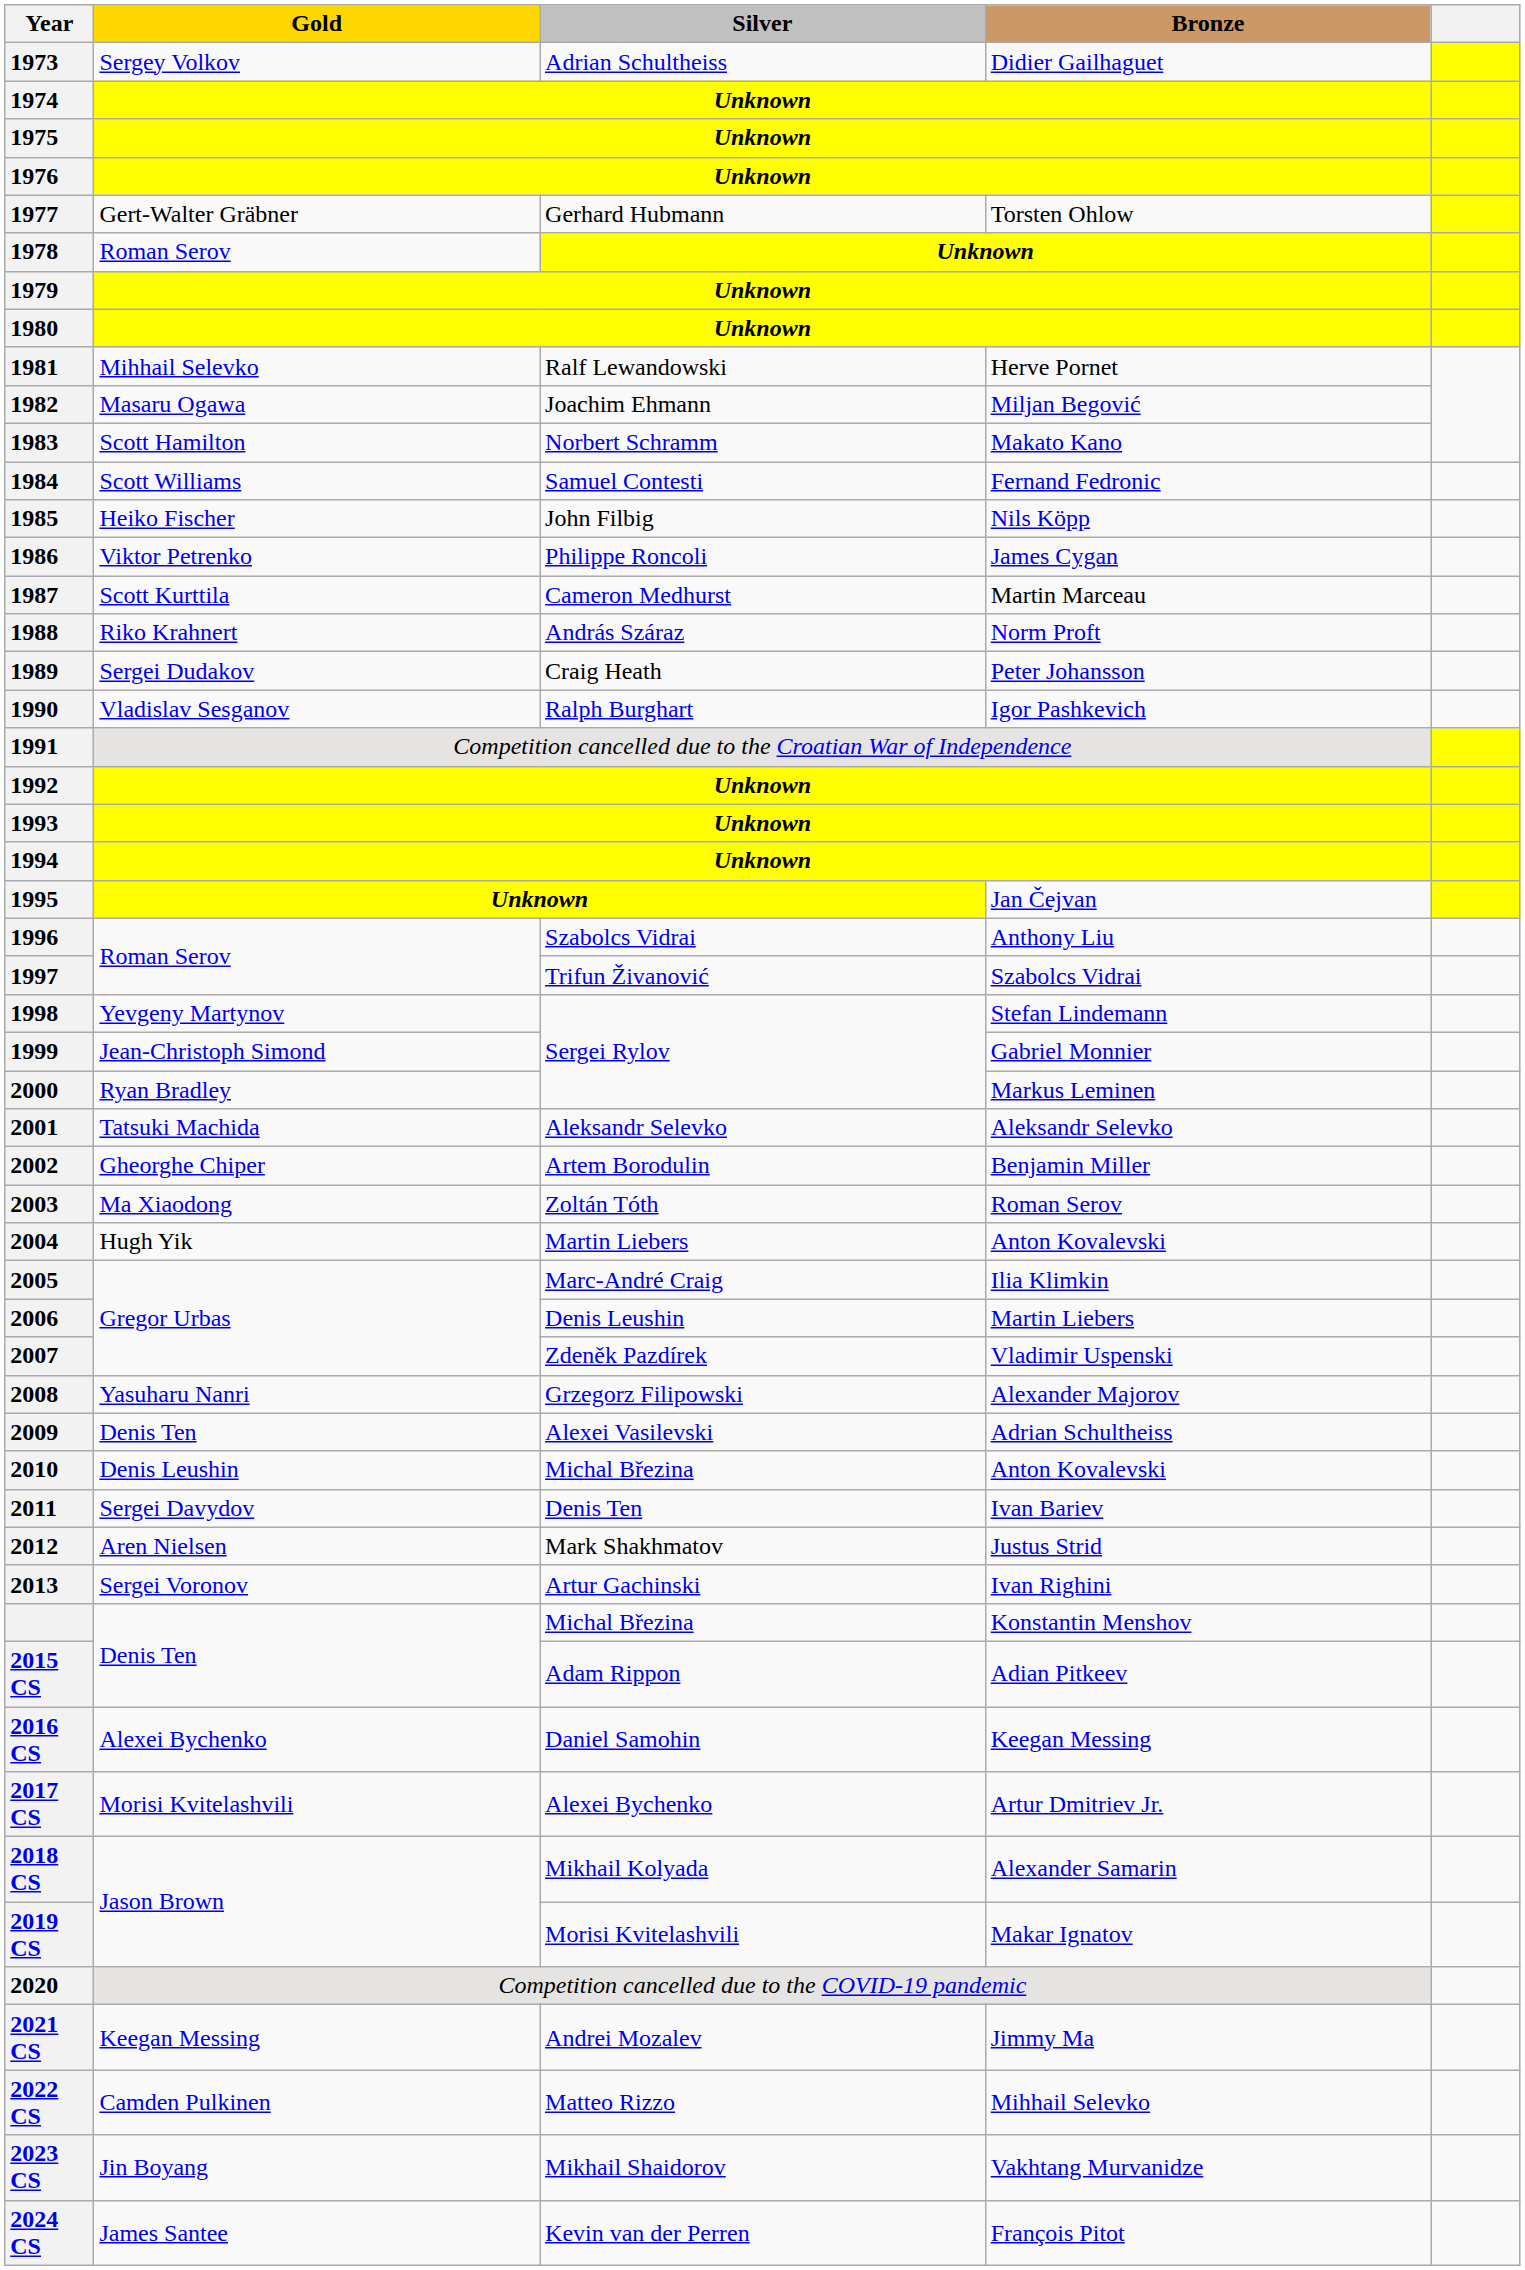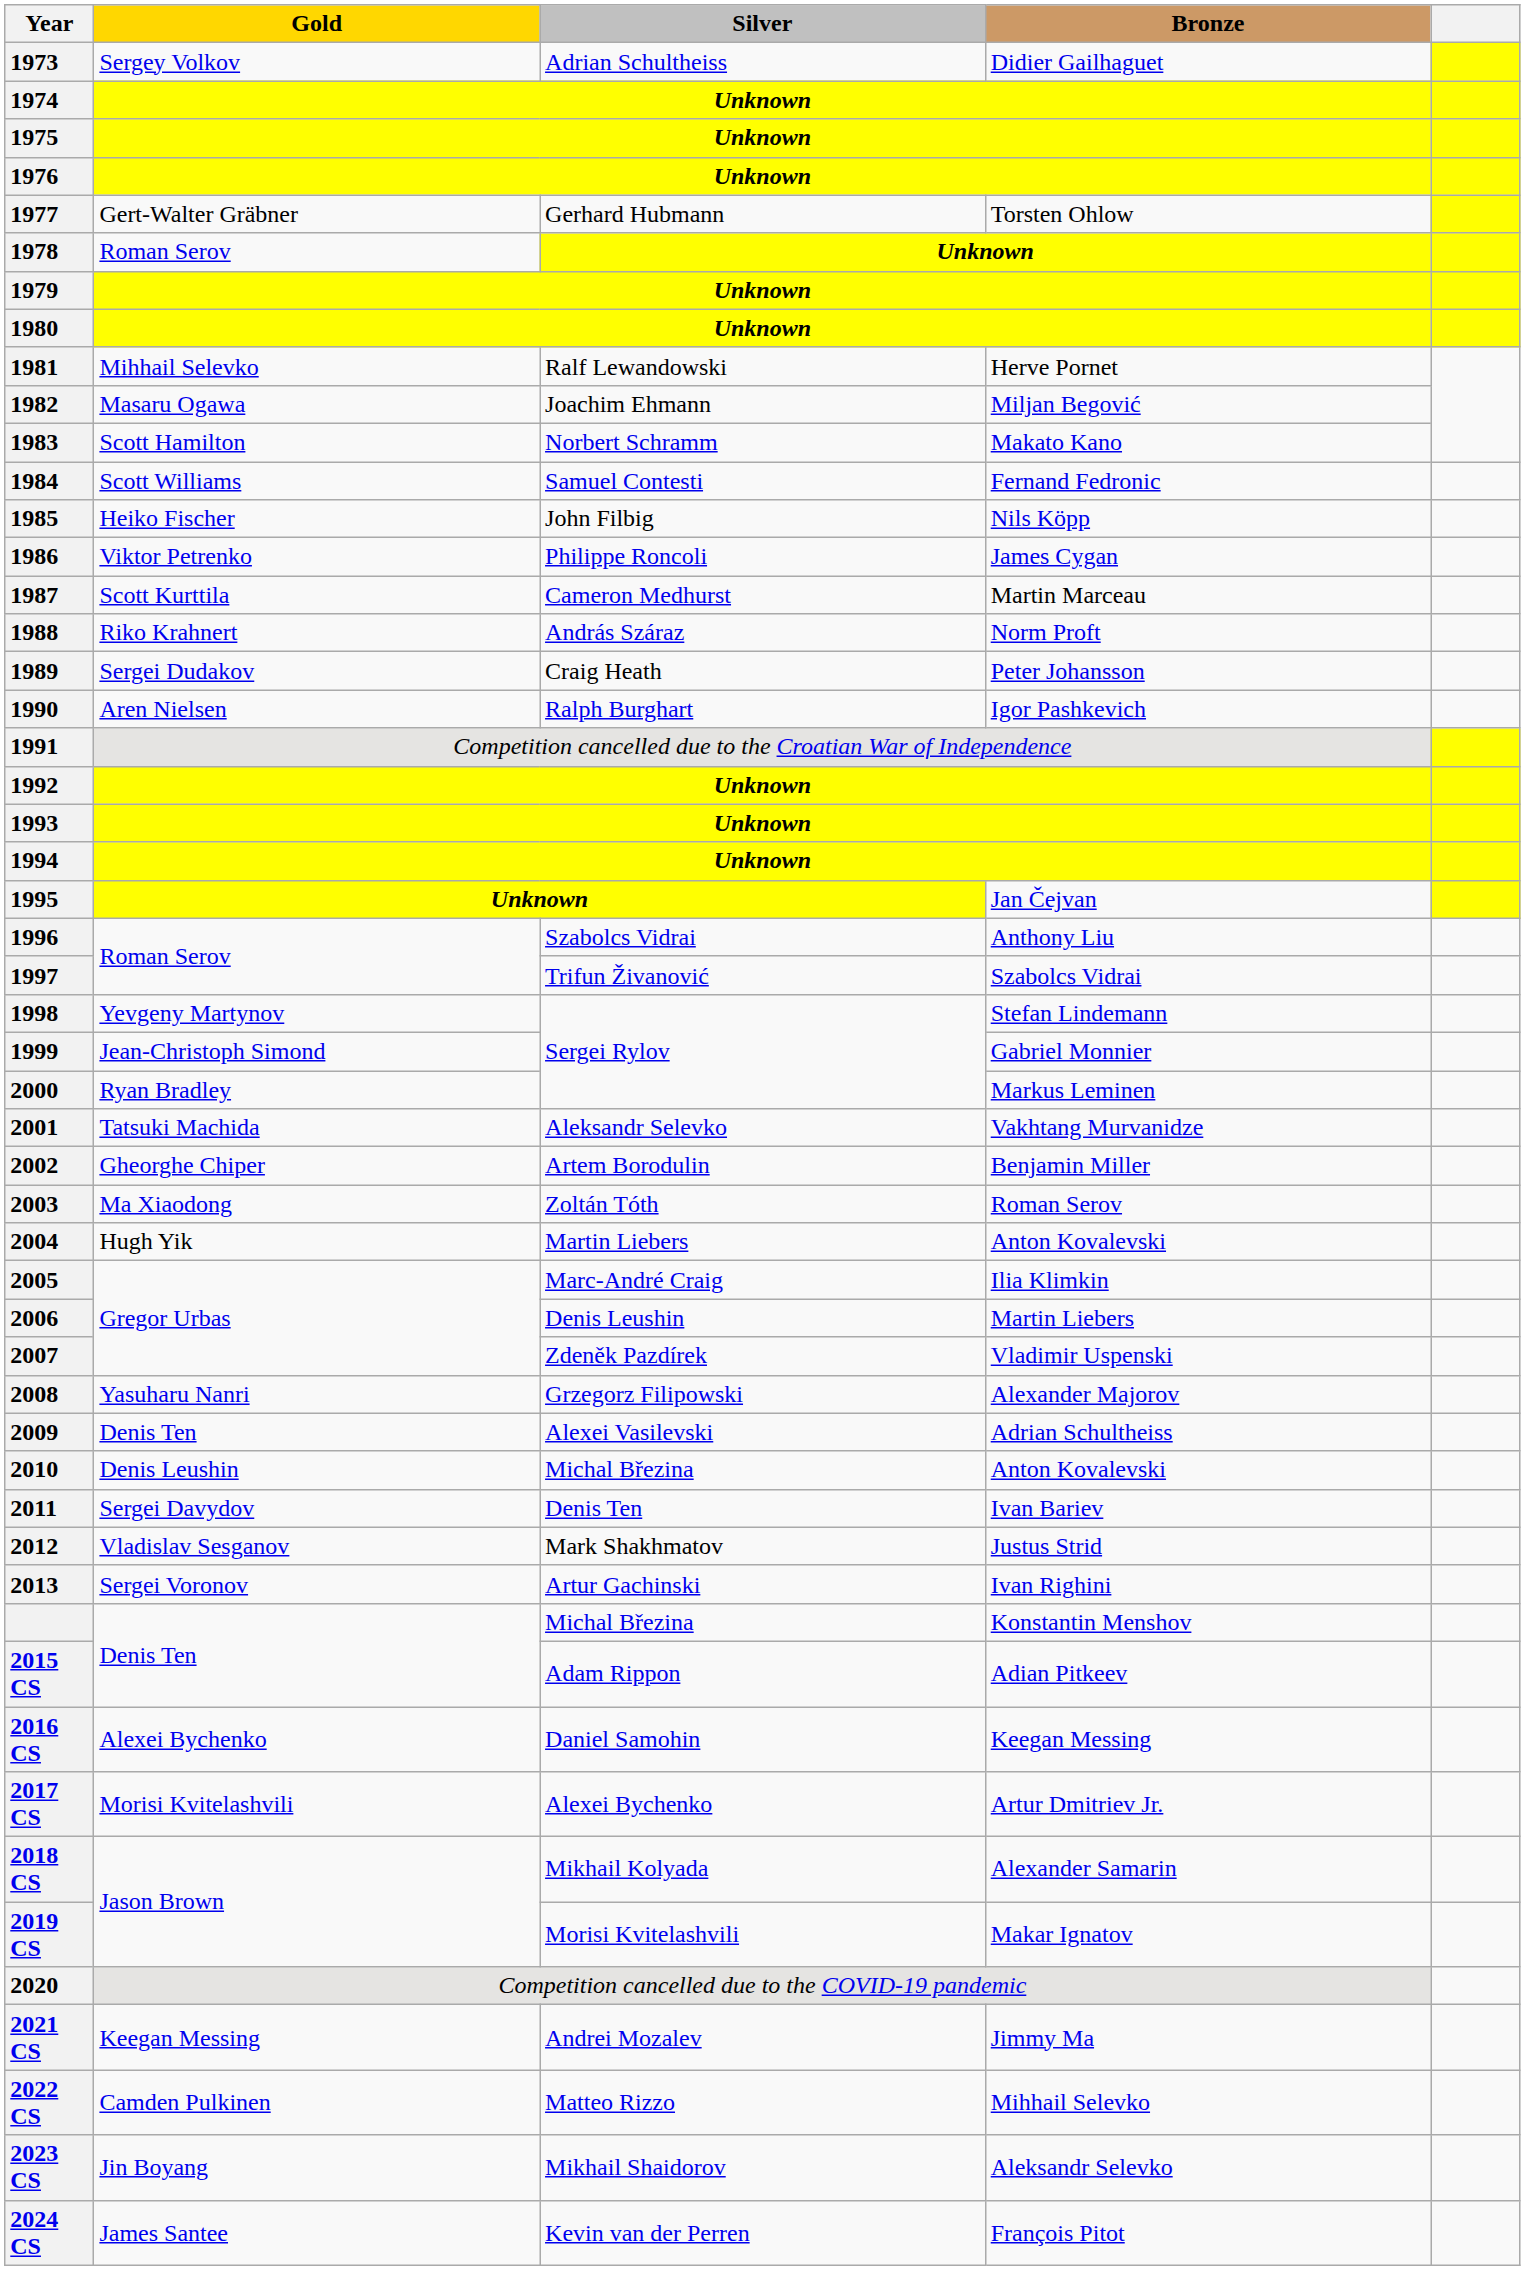(194, 708) Vladislav Sesganov -> (163, 708) Aren Nielsen
(1082, 1127) Aleksandr Selevko -> (1097, 1127) Vakhtang Murvanidze
(163, 1546) Aren Nielsen -> (194, 1546) Vladislav Sesganov
(1097, 2167) Vakhtang Murvanidze -> (1082, 2167) Aleksandr Selevko
